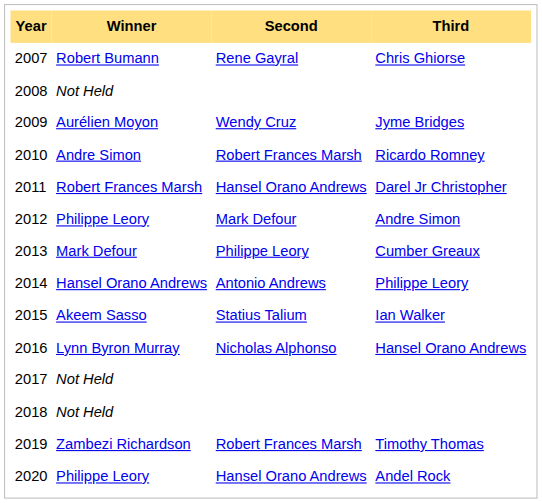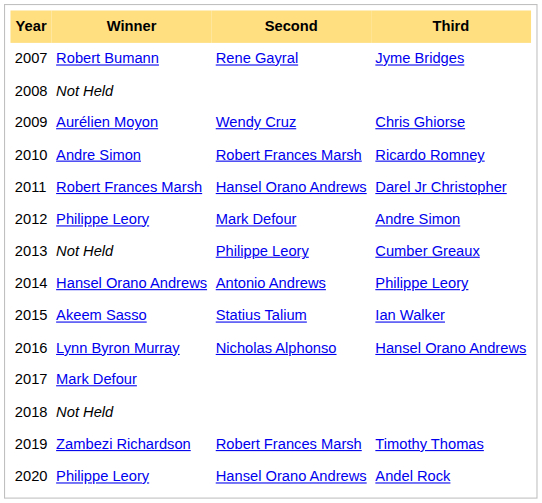(420, 58) Chris Ghiorse -> (420, 58) Jyme Bridges
(420, 123) Jyme Bridges -> (420, 123) Chris Ghiorse
(97, 251) Mark Defour -> (85, 251) Not Held
(85, 380) Not Held -> (97, 380) Mark Defour
